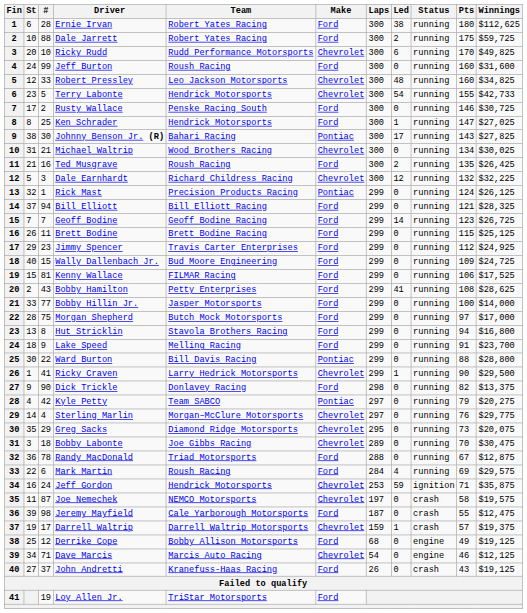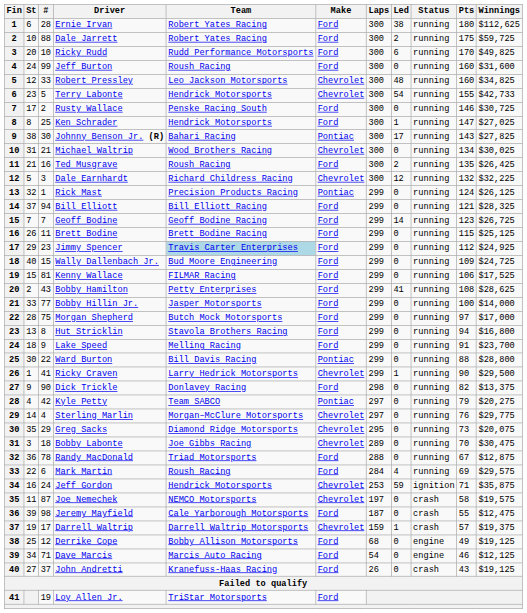(341, 54) Chevrolet -> (328, 54) Ford
(233, 249) no background -> (233, 249) lightblue background
(341, 556) Chevrolet -> (328, 556) Ford
